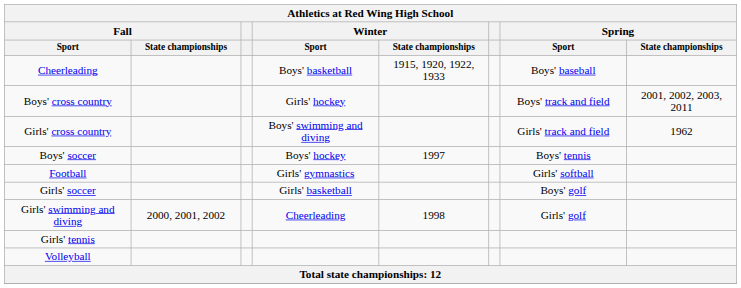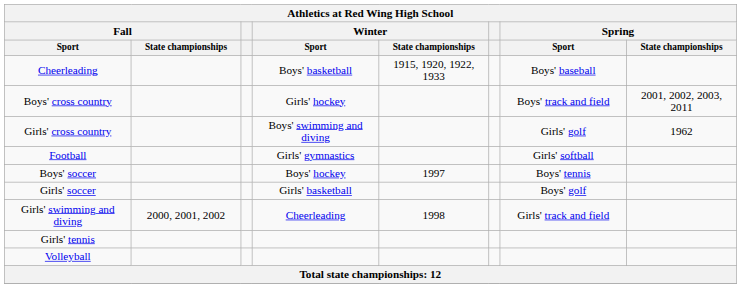(563, 131) Girls' track and field -> (563, 131) Girls' golf
rows swapped: (68, 173) <-> (68, 155)
(563, 215) Girls' golf -> (563, 215) Girls' track and field
